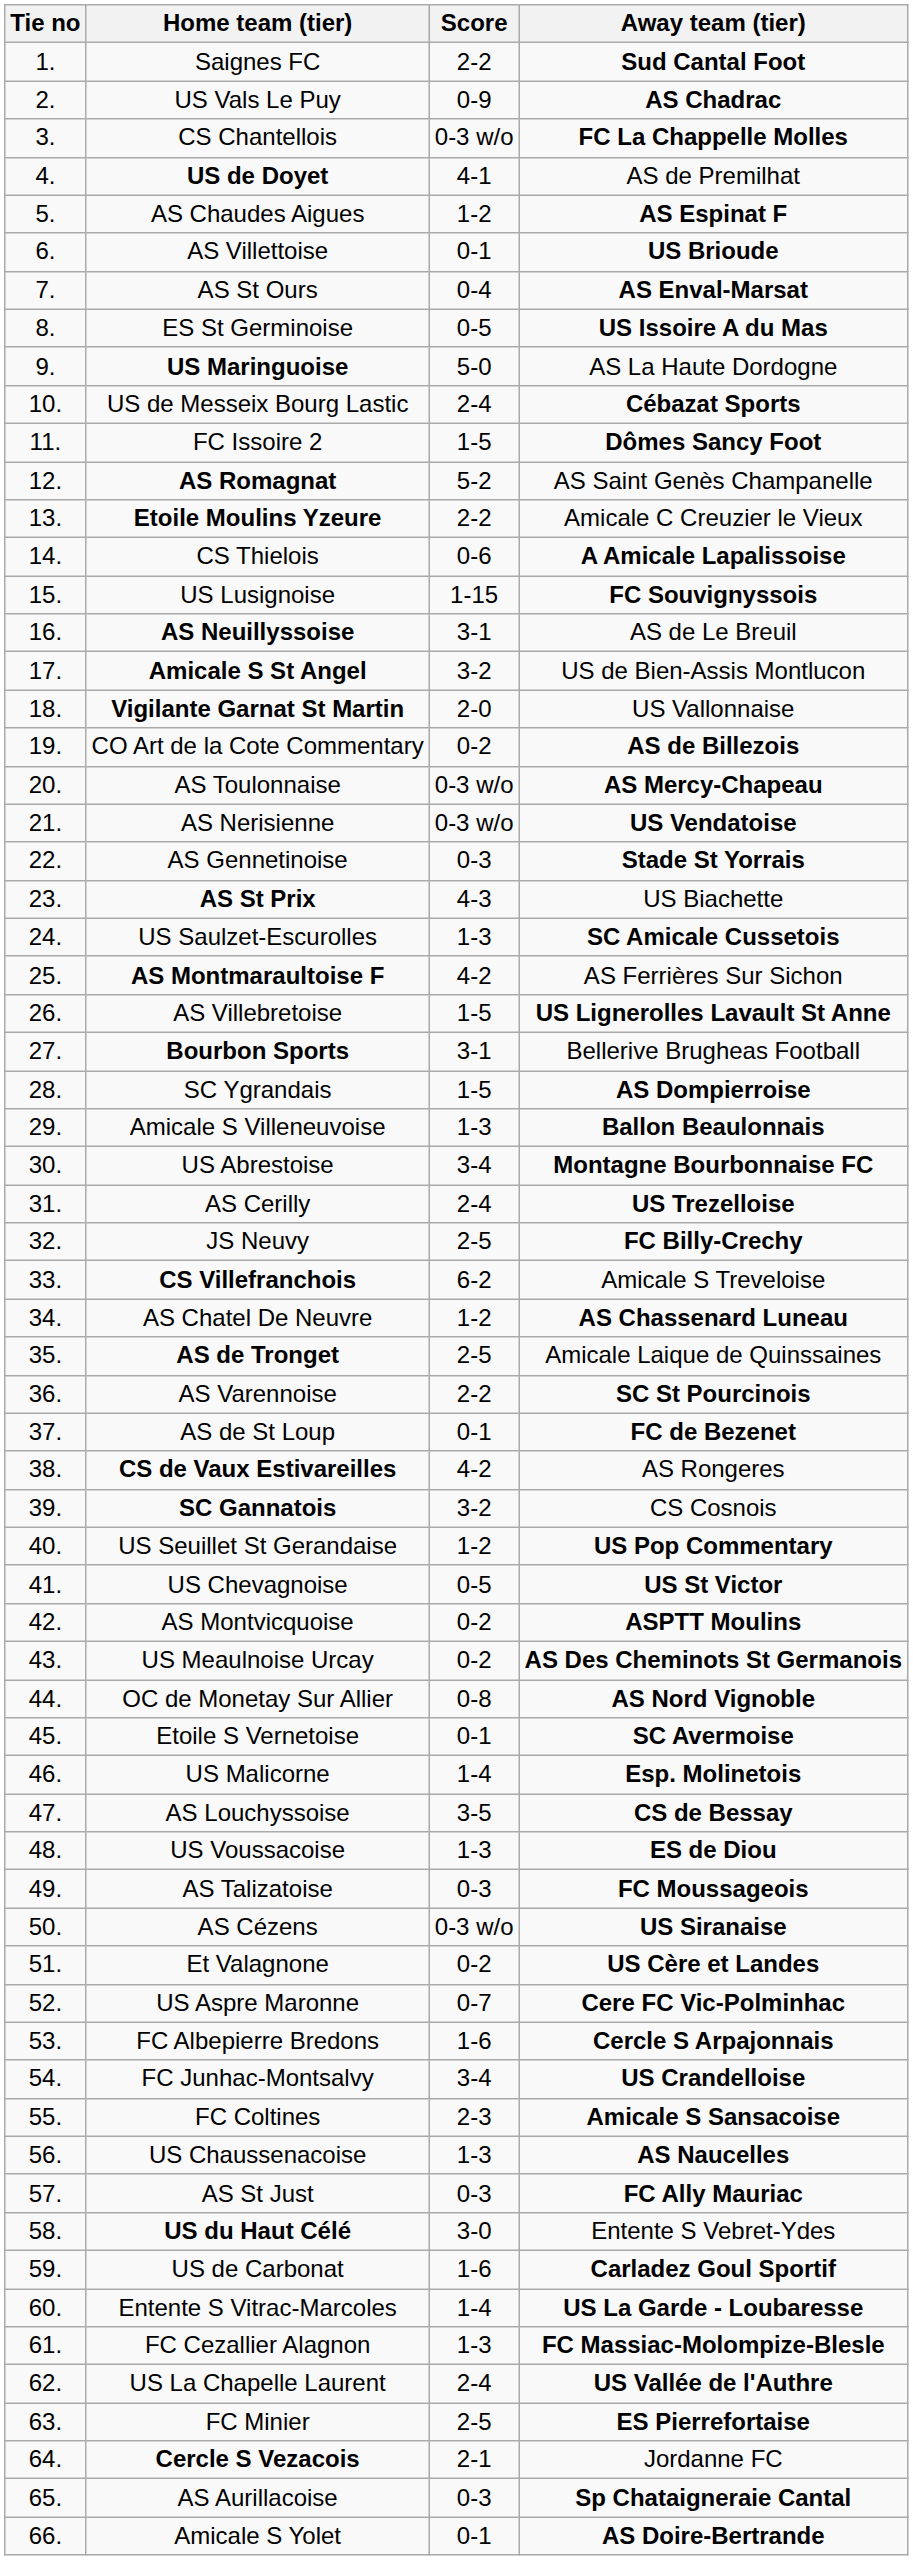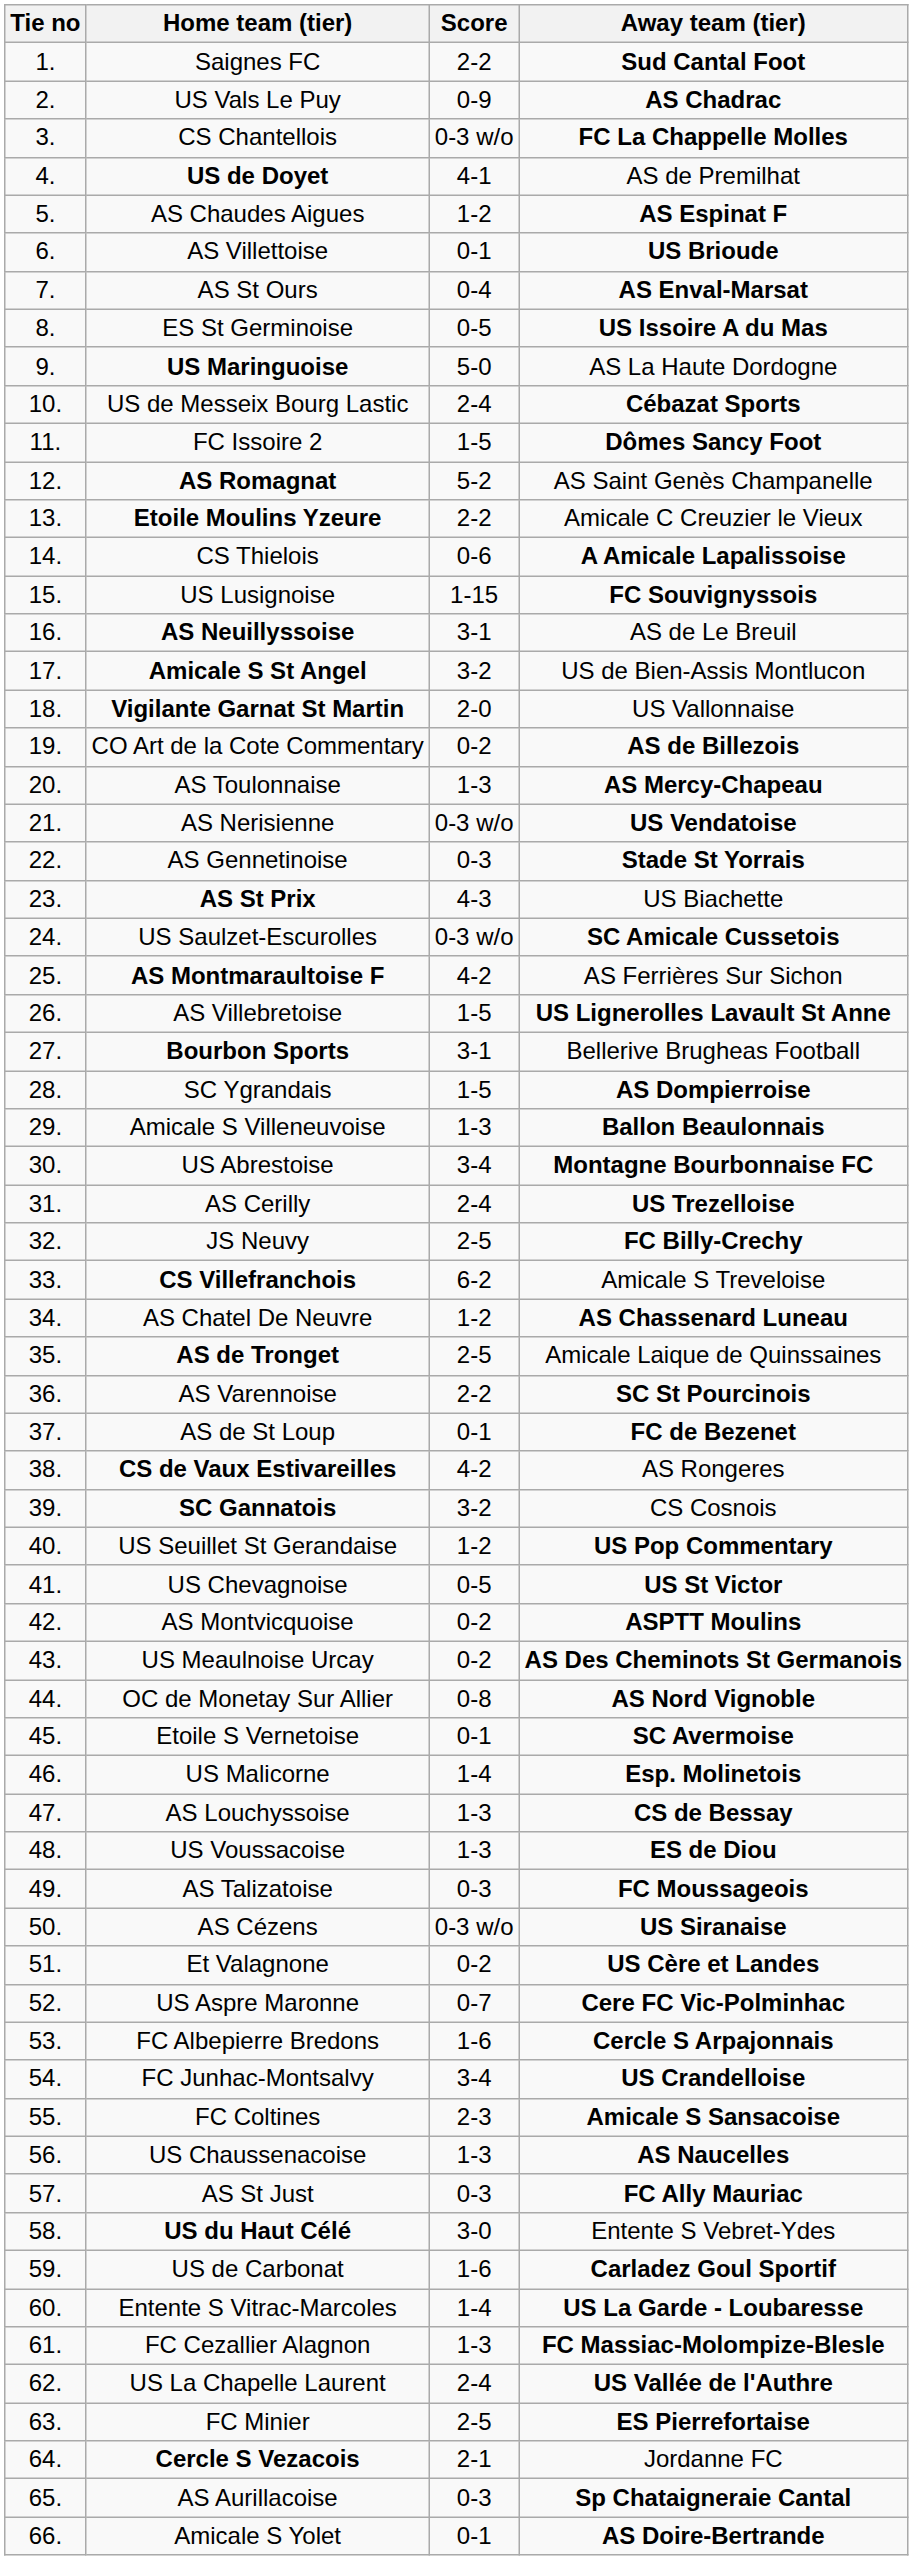(474, 784) 0-3 w/o -> (474, 784) 1-3
(474, 937) 1-3 -> (474, 937) 0-3 w/o
(474, 1812) 3-5 -> (474, 1812) 1-3
